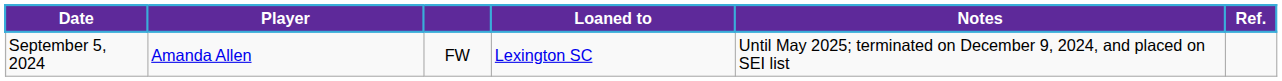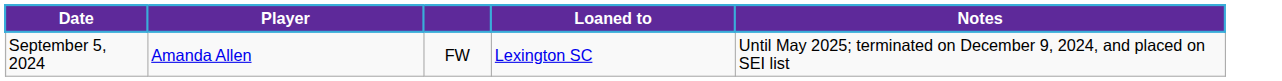- column: (1251, 19)
